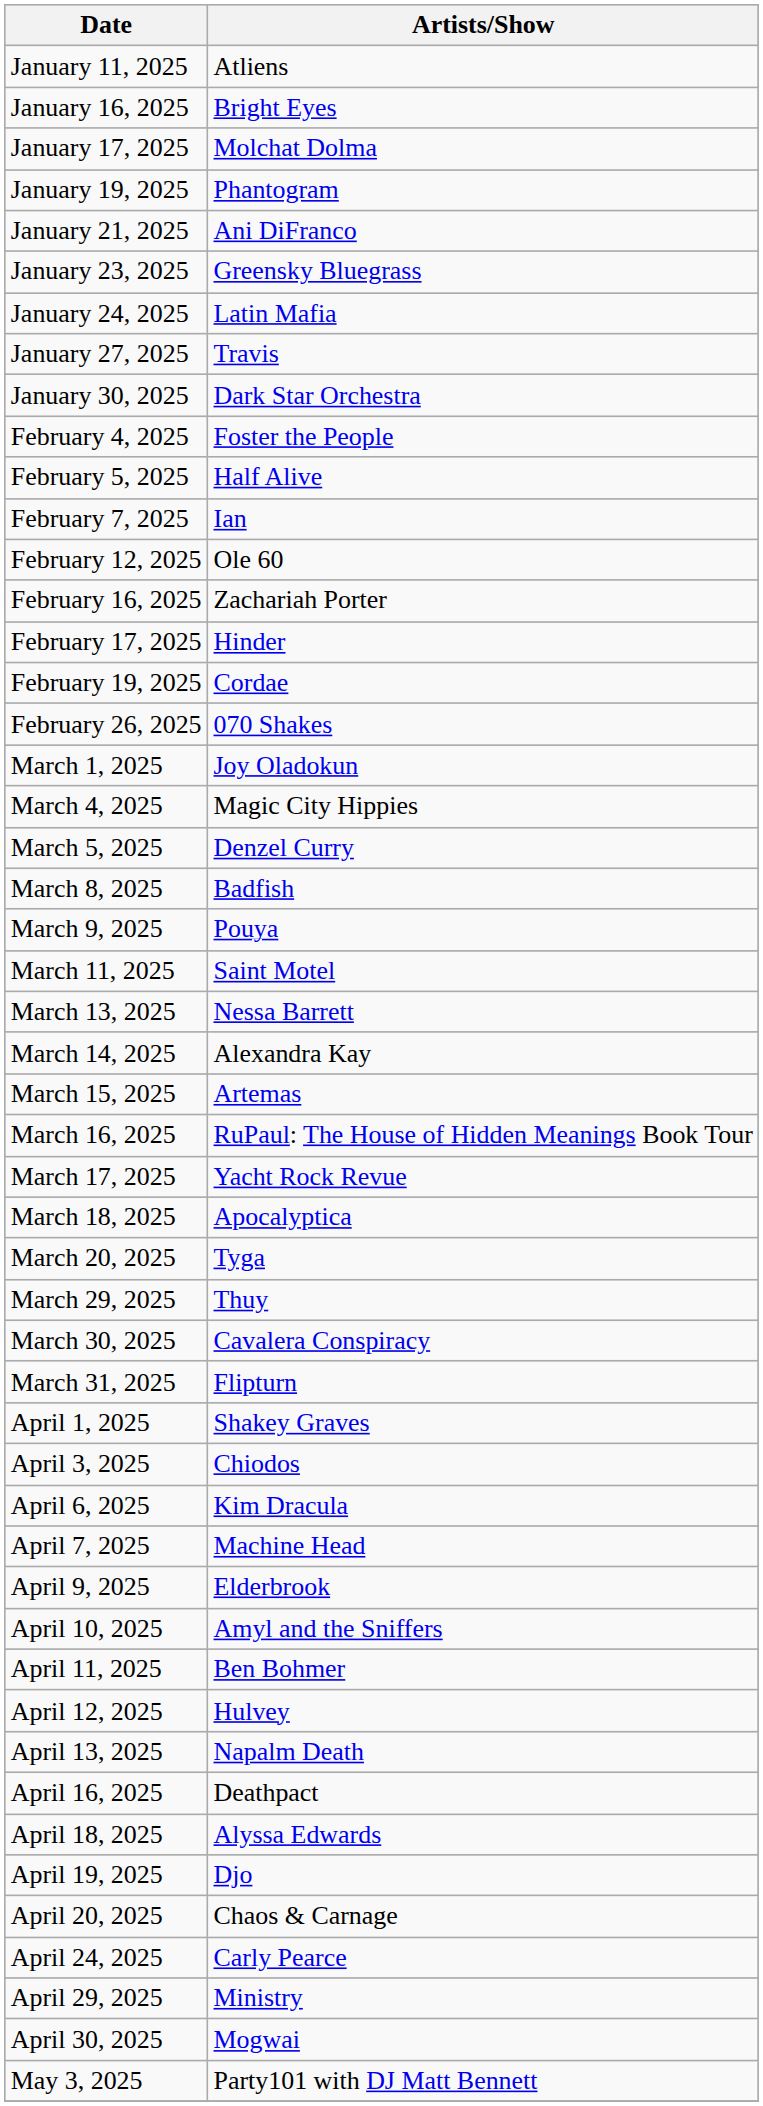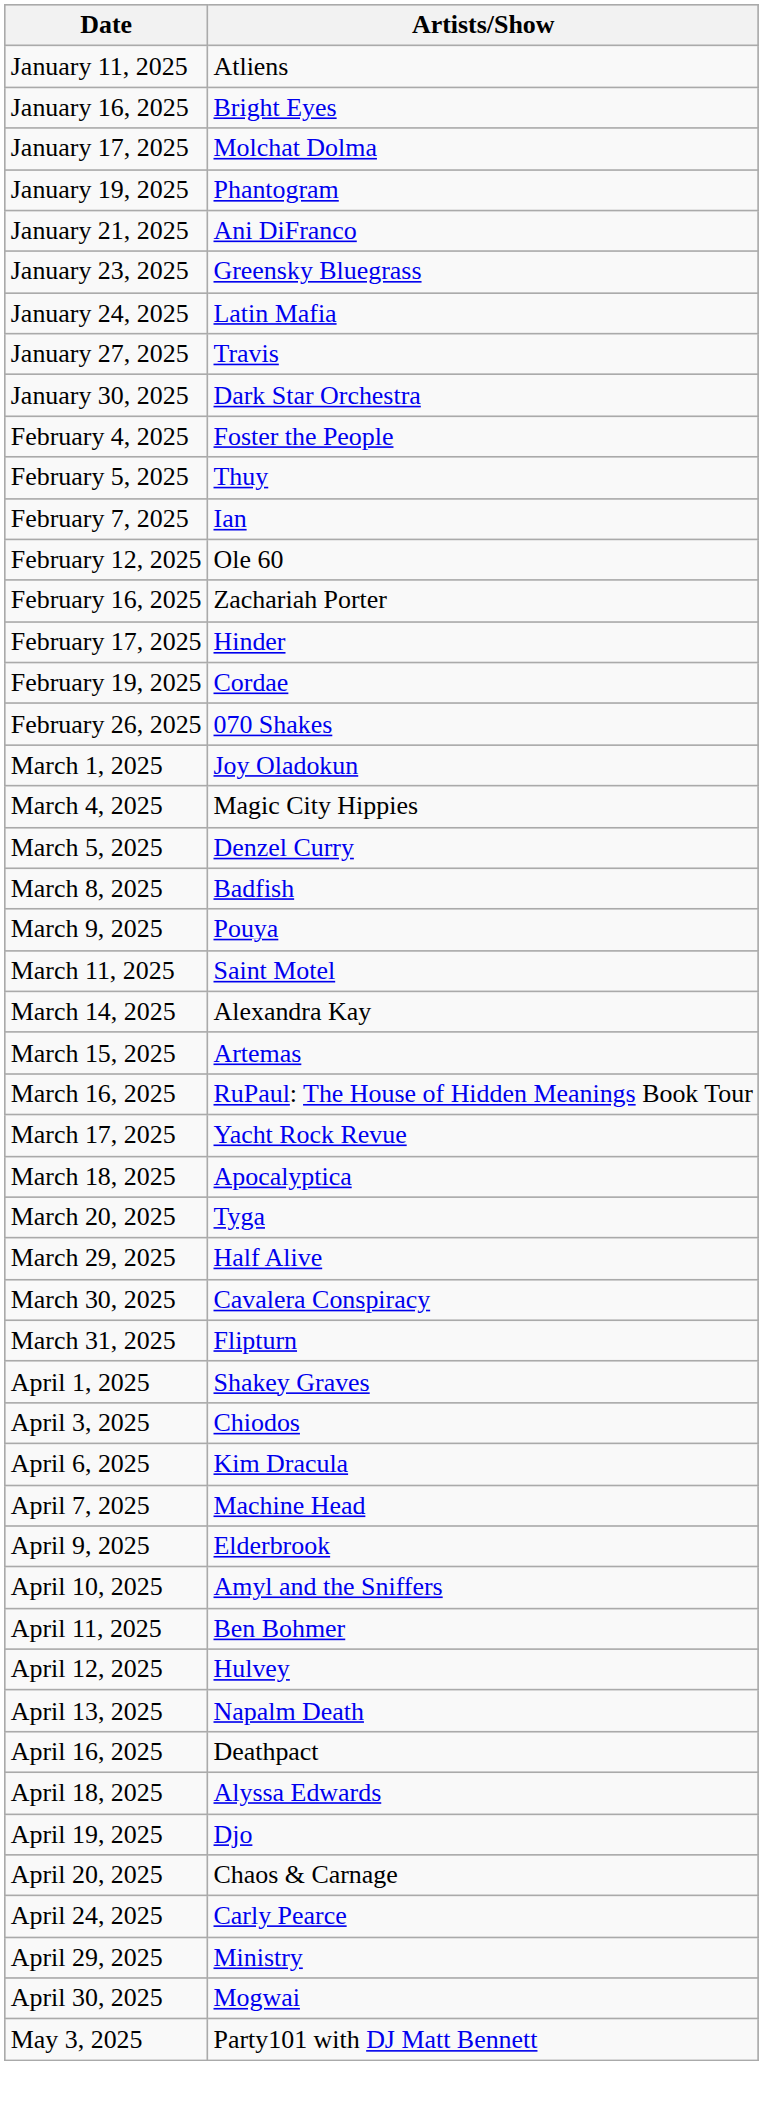(268, 477) Half Alive -> (241, 477) Thuy
- row: (93, 1011)
(241, 1299) Thuy -> (268, 1258) Half Alive
